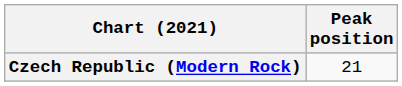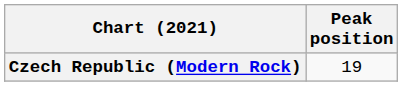(352, 67) 21 -> (352, 67) 19
